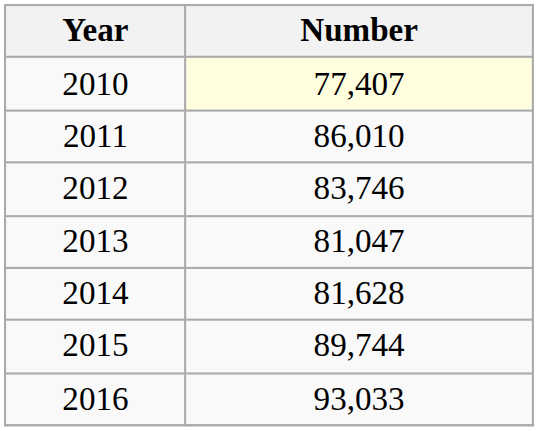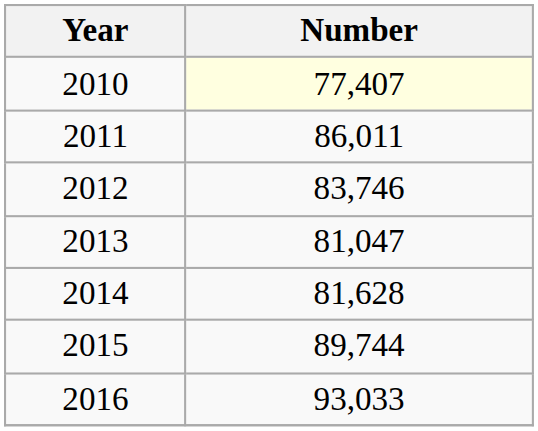(359, 135) 86,010 -> (359, 135) 86,011
